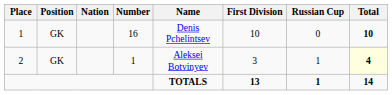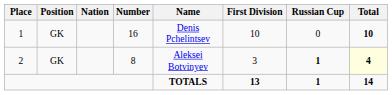(133, 61) 1 -> (133, 61) 8
(318, 61) normal -> (318, 61) bold
